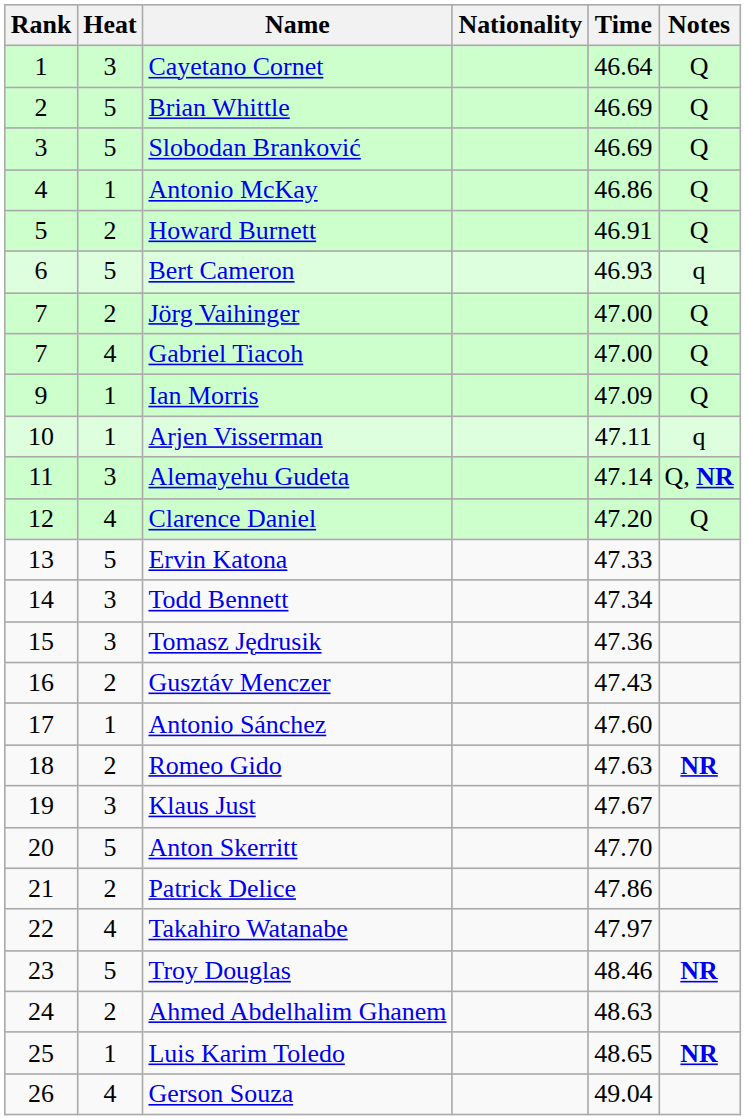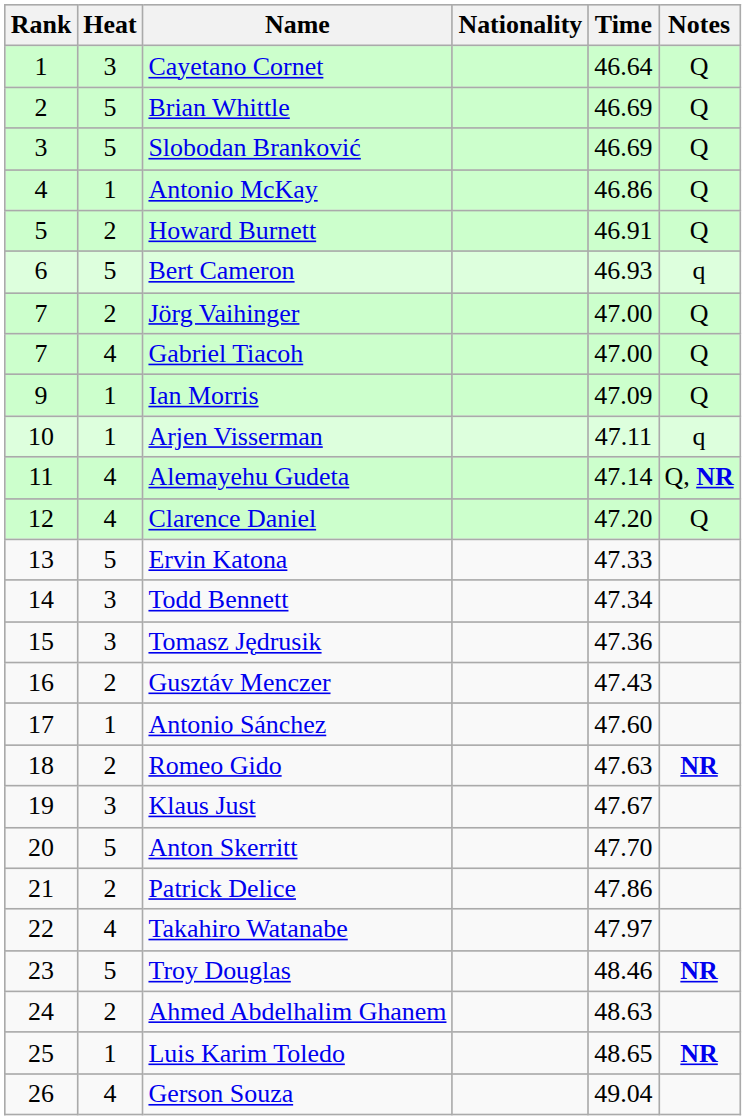(110, 477) 3 -> (110, 477) 4
